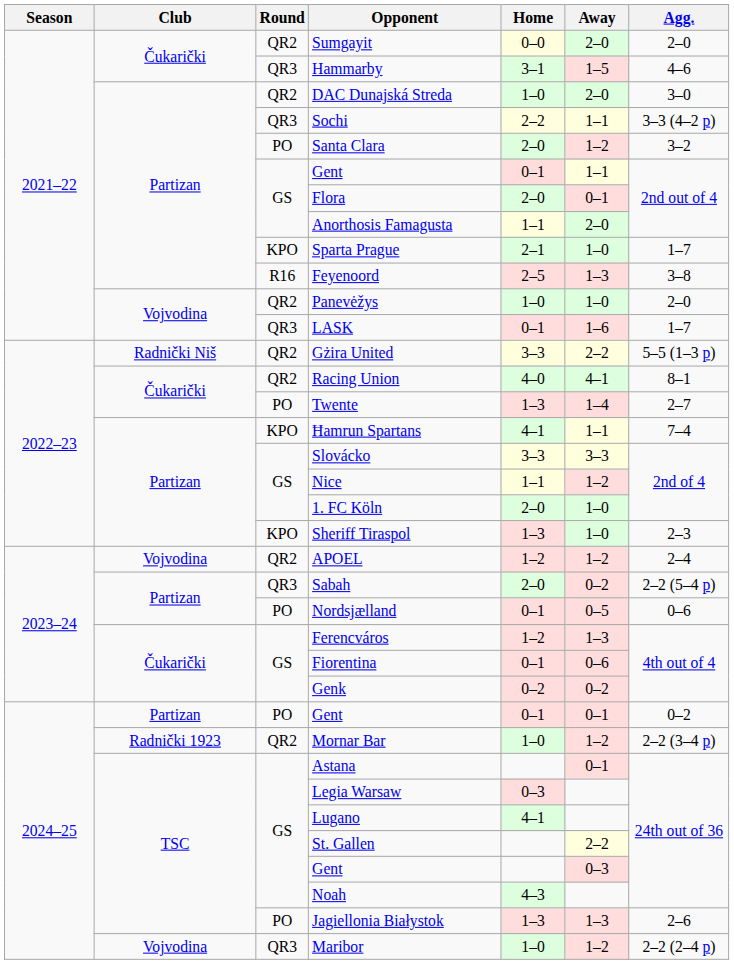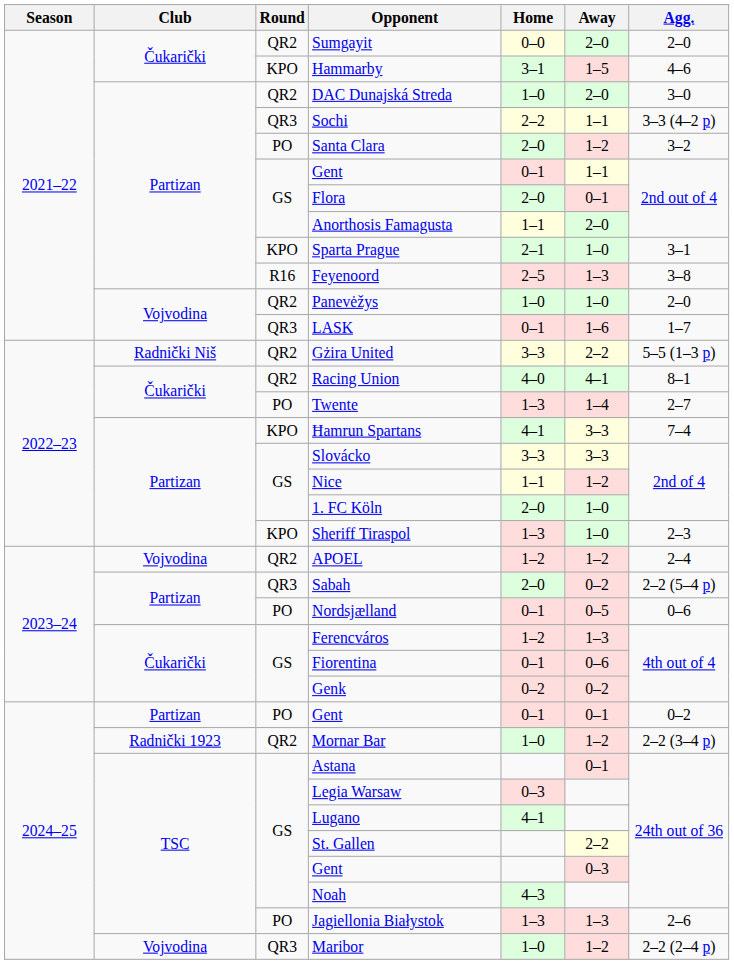(282, 69) QR3 -> (282, 69) KPO
(679, 249) 1–7 -> (679, 249) 3–1
(597, 430) 1–1 -> (597, 430) 3–3
